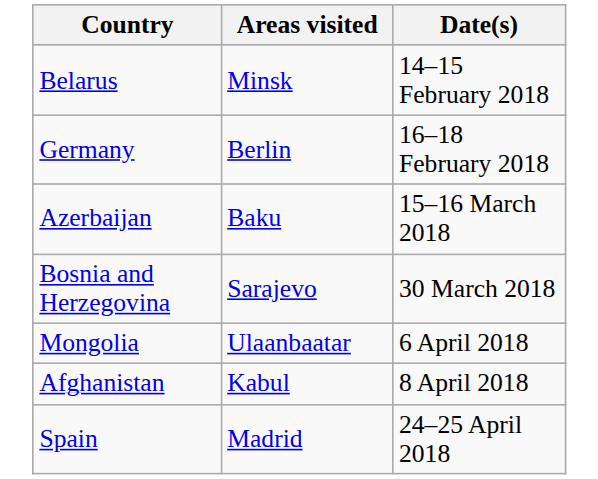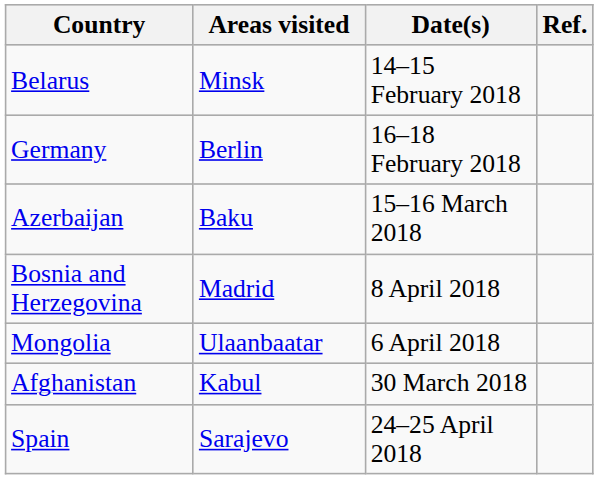+ column: (565, 24)
(272, 288) Sarajevo -> (237, 288) Madrid
(477, 288) 30 March 2018 -> (435, 288) 8 April 2018
(464, 383) 8 April 2018 -> (449, 383) 30 March 2018
(265, 438) Madrid -> (244, 438) Sarajevo
